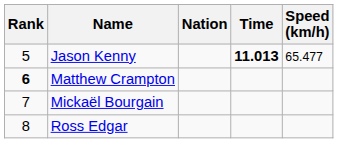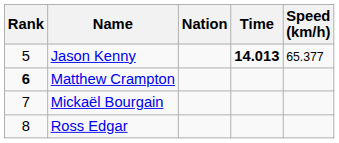(256, 56) 11.013 -> (257, 56) 14.013
(304, 56) 65.477 -> (305, 56) 65.377
